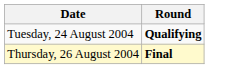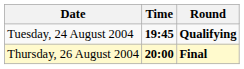+ column: (159, 14)
